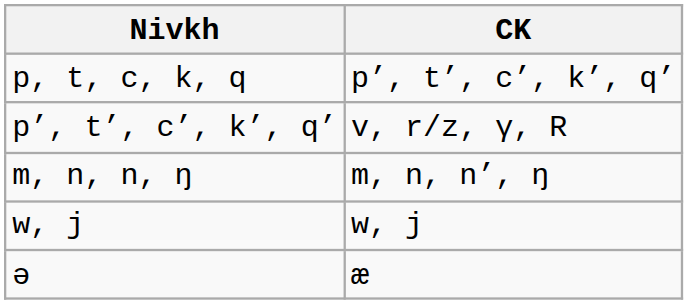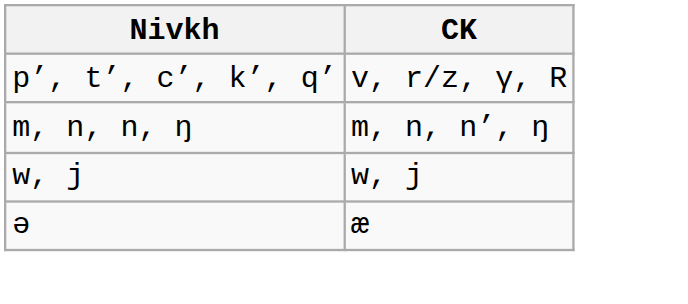- row: (129, 79)
